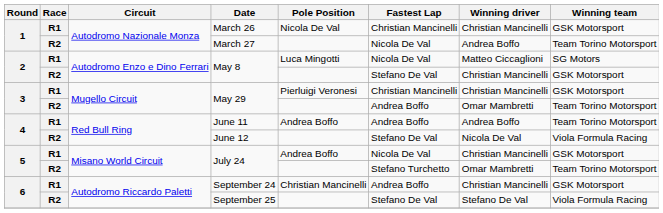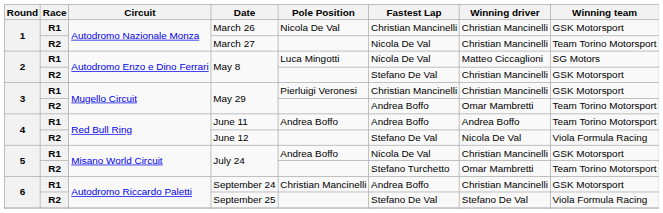(491, 43) Andrea Boffo -> (505, 43) Christian Mancinelli
